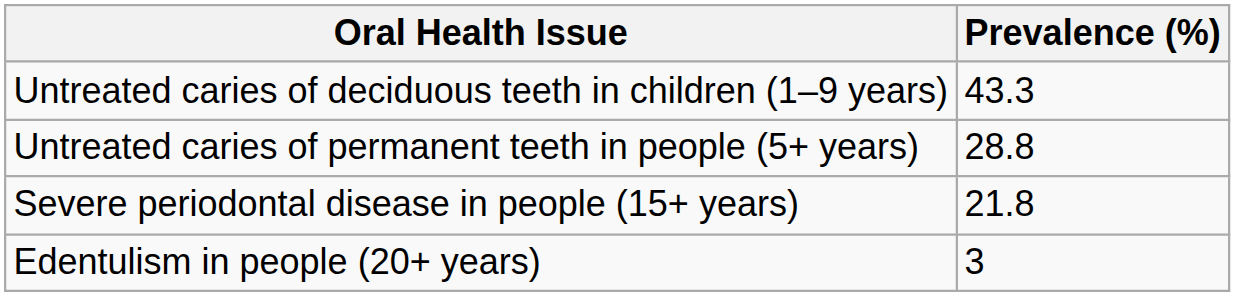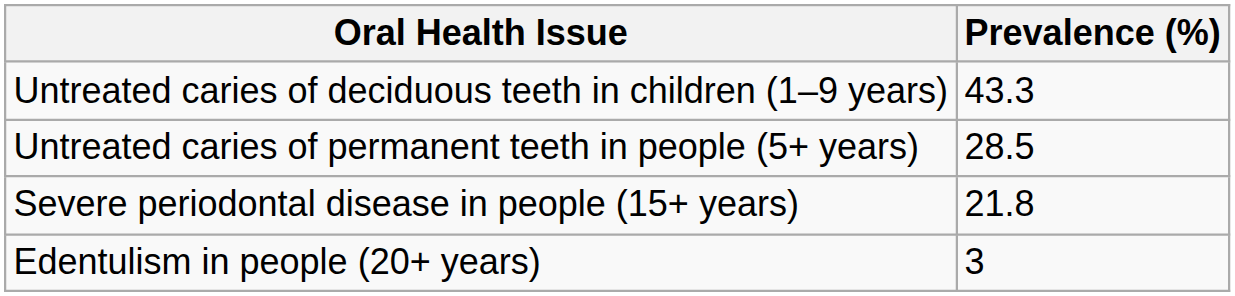(1000, 147) 28.8 -> (1000, 147) 28.5
